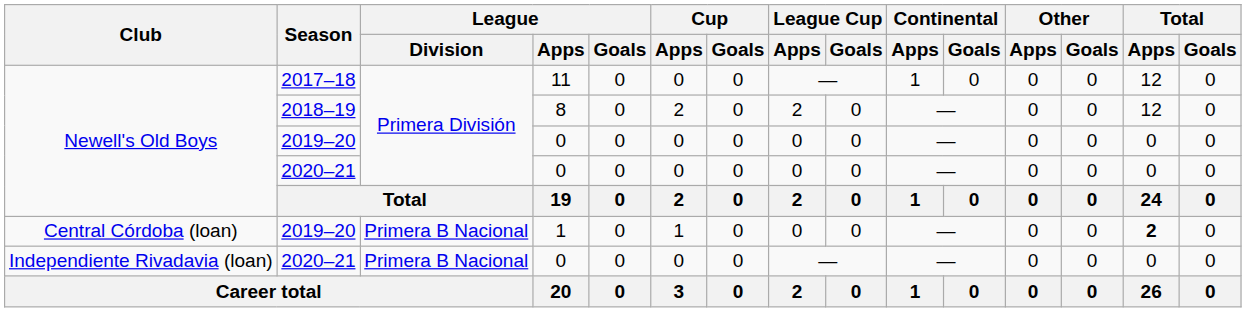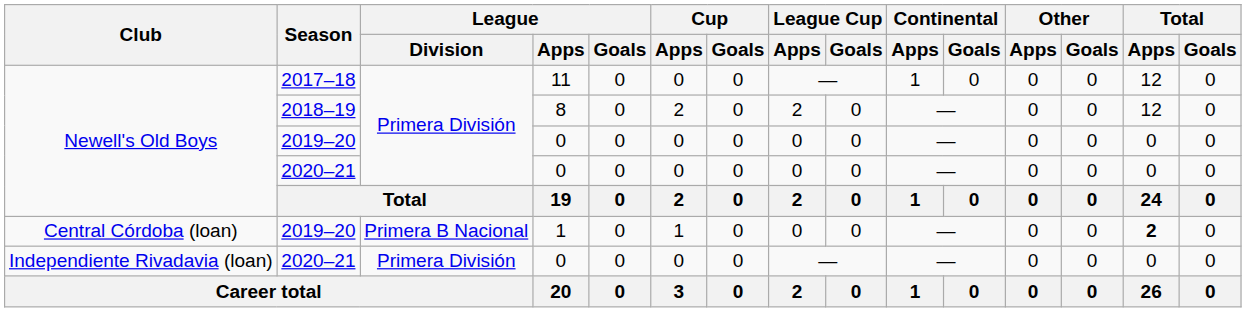(446, 261) Primera B Nacional -> (446, 261) Primera División
